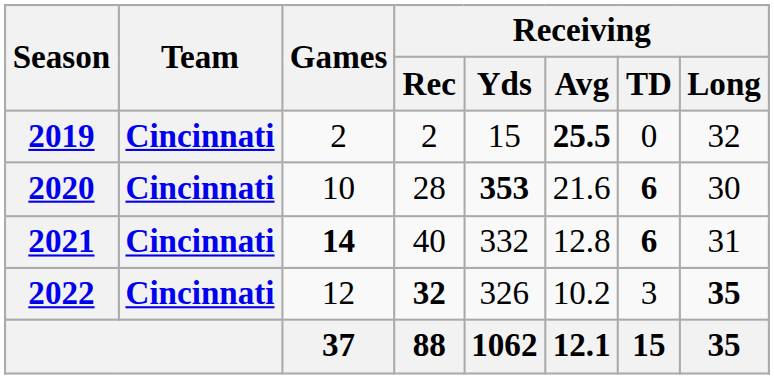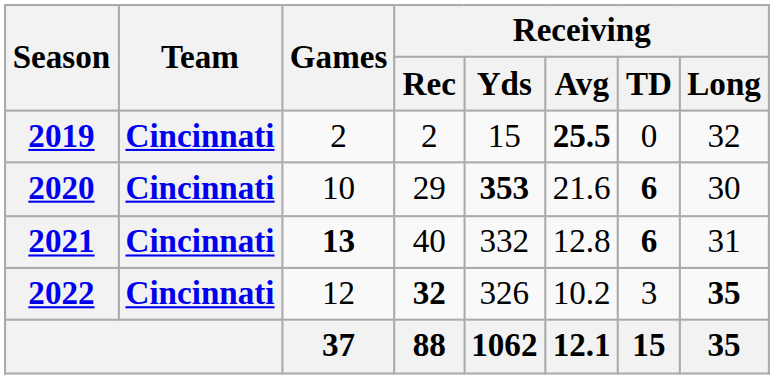(429, 188) 28 -> (429, 188) 29
(339, 240) 14 -> (339, 240) 13
